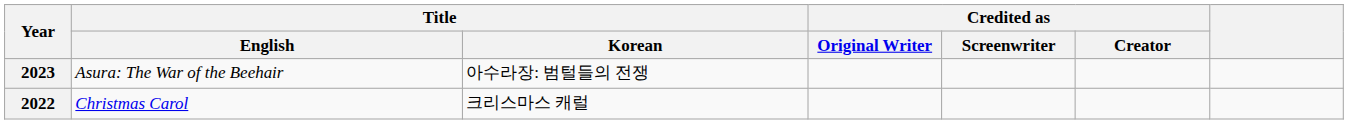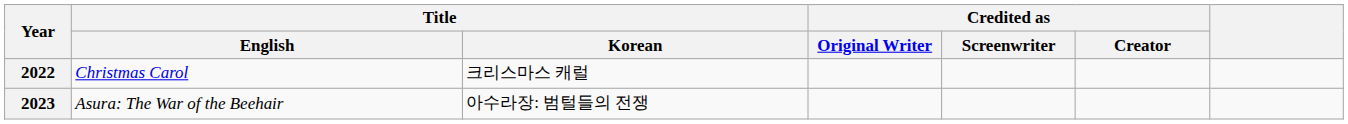rows swapped: (38, 103) <-> (38, 73)
